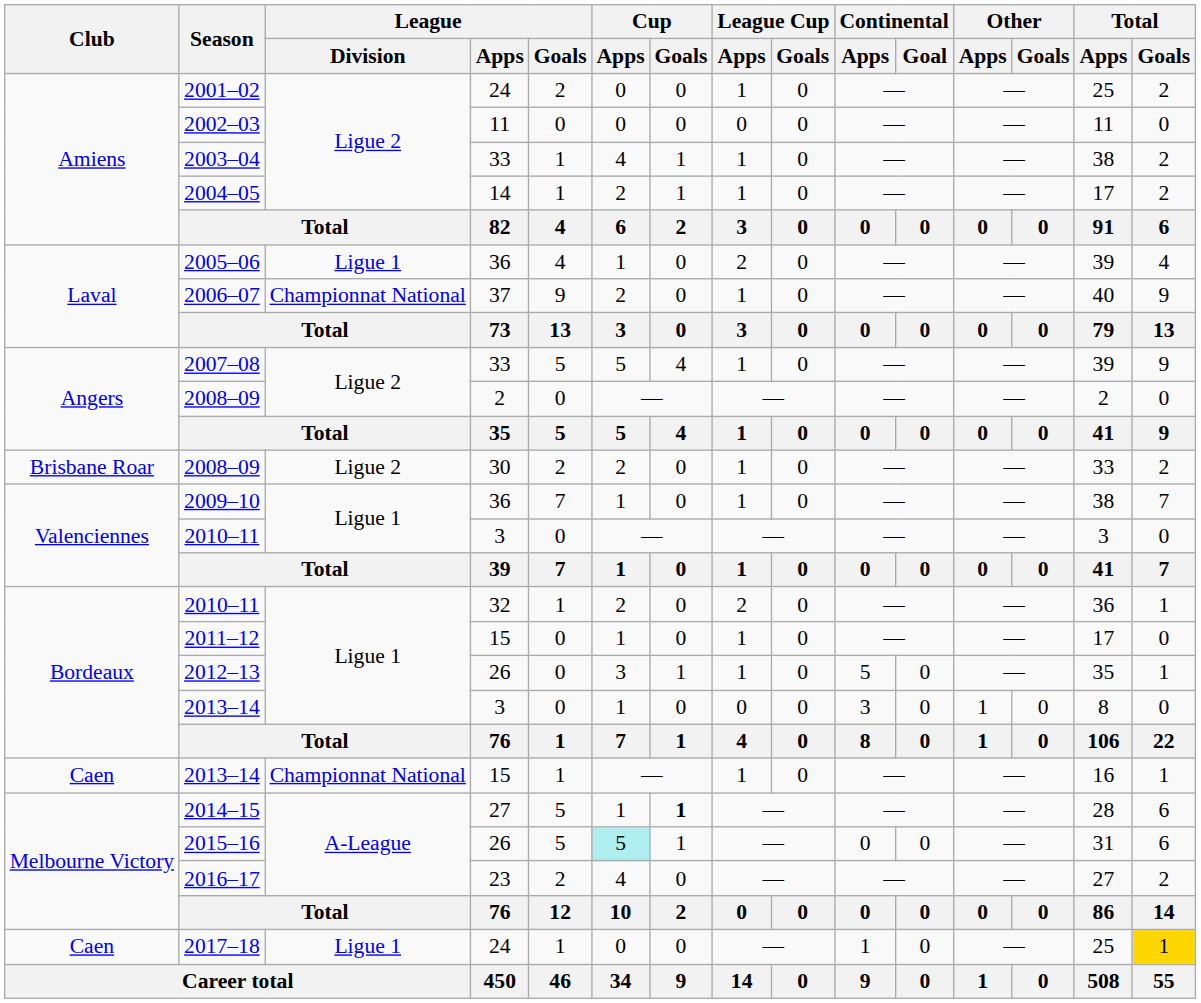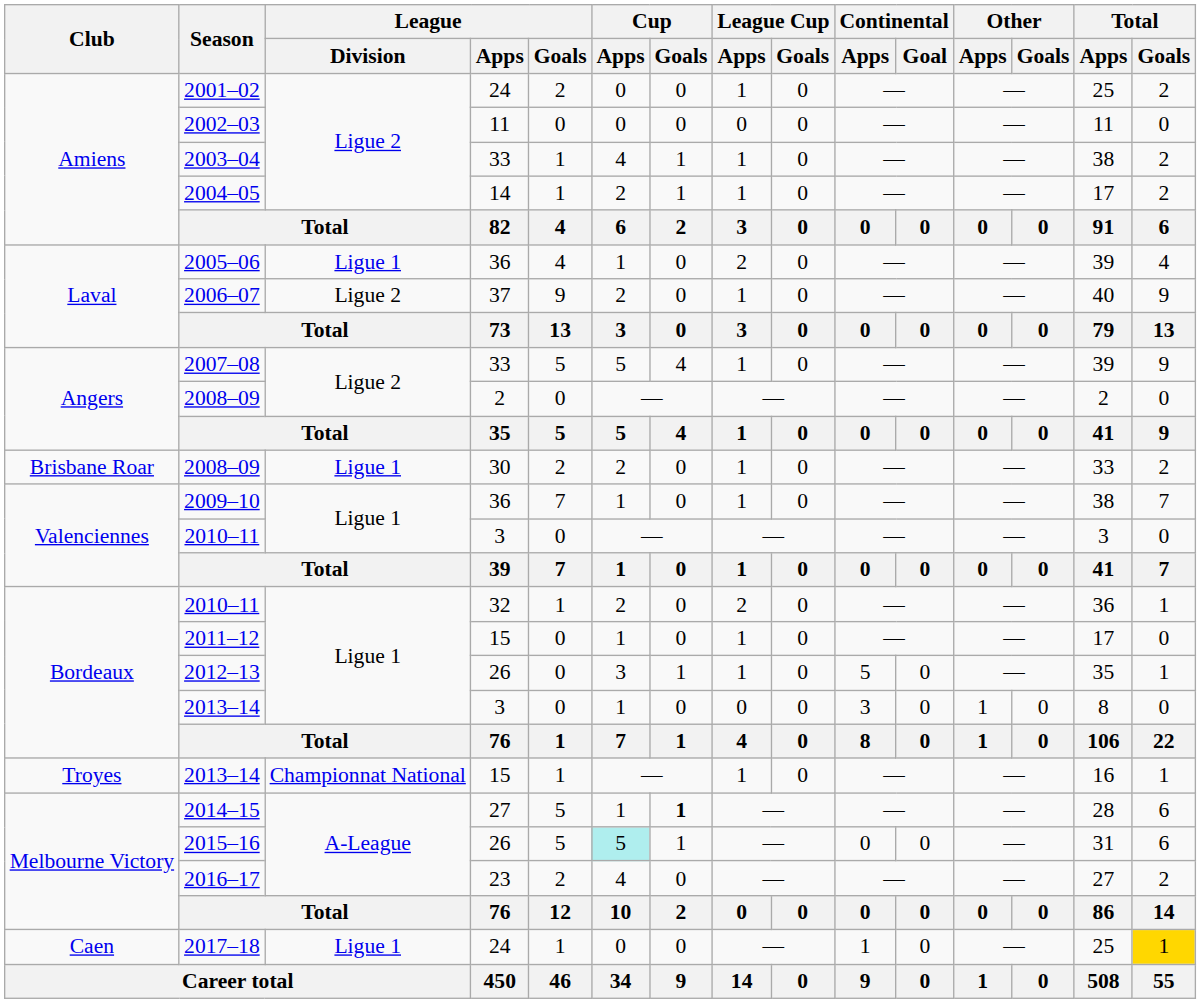(368, 295) Championnat National -> (368, 295) Ligue 2
(368, 466) Ligue 2 -> (368, 466) Ligue 1
(92, 775) Caen -> (92, 775) Troyes
